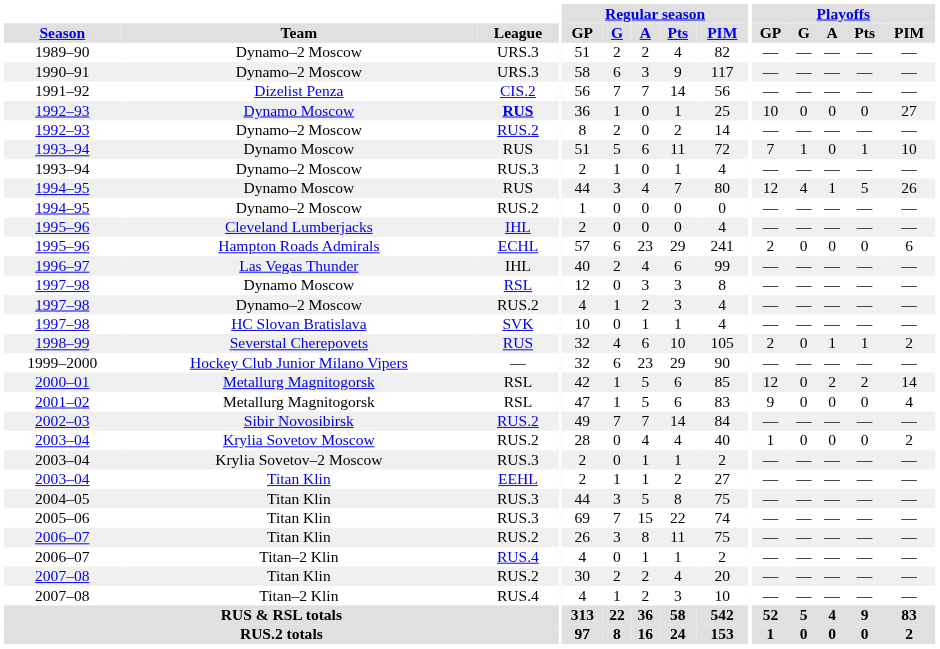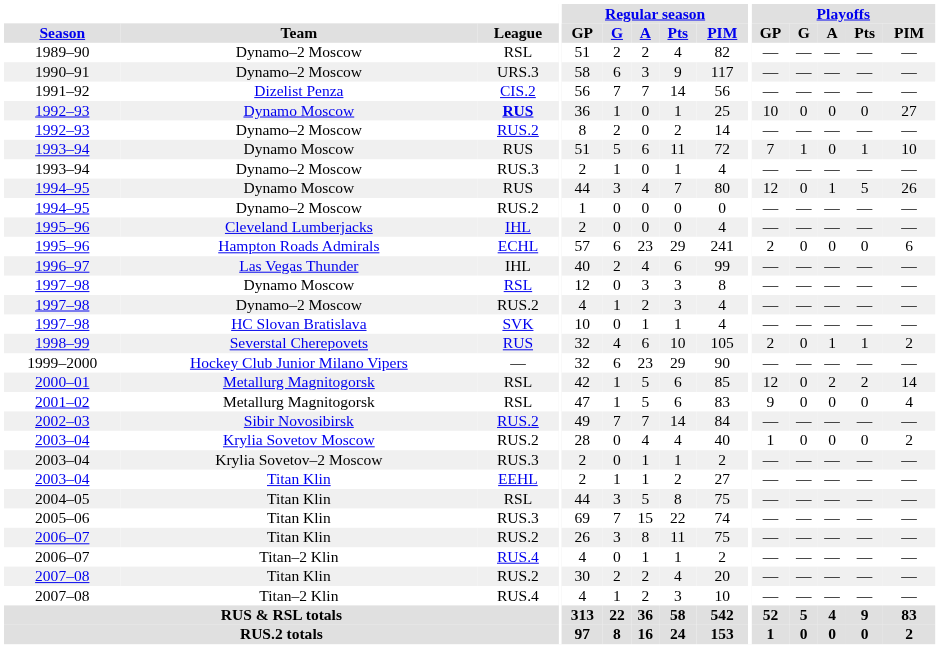(518, 52) URS.3 -> (518, 52) RSL
(804, 188) 4 -> (804, 188) 0
(518, 498) RUS.3 -> (518, 498) RSL
